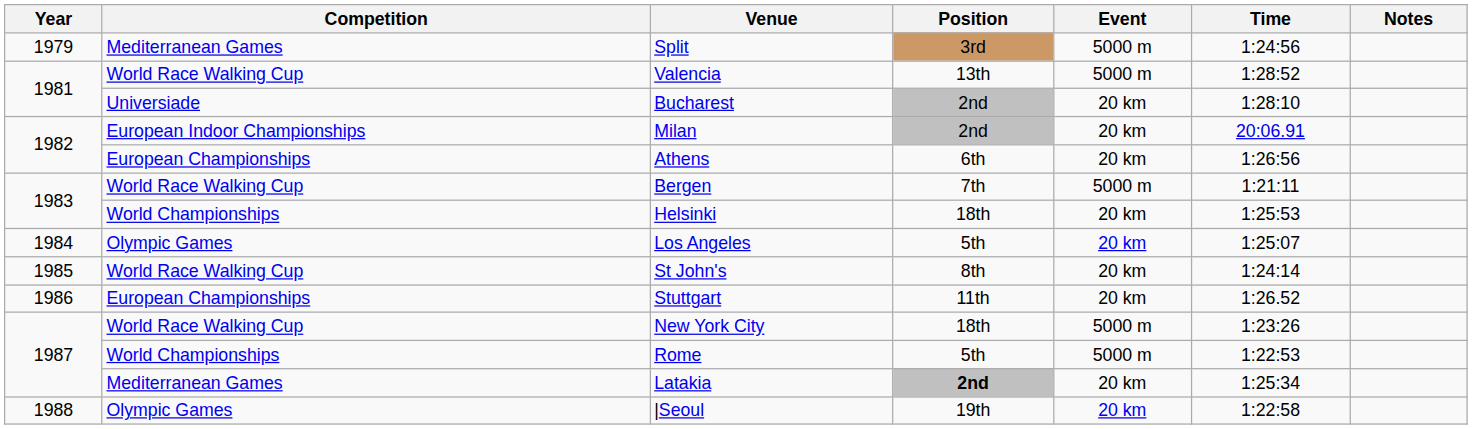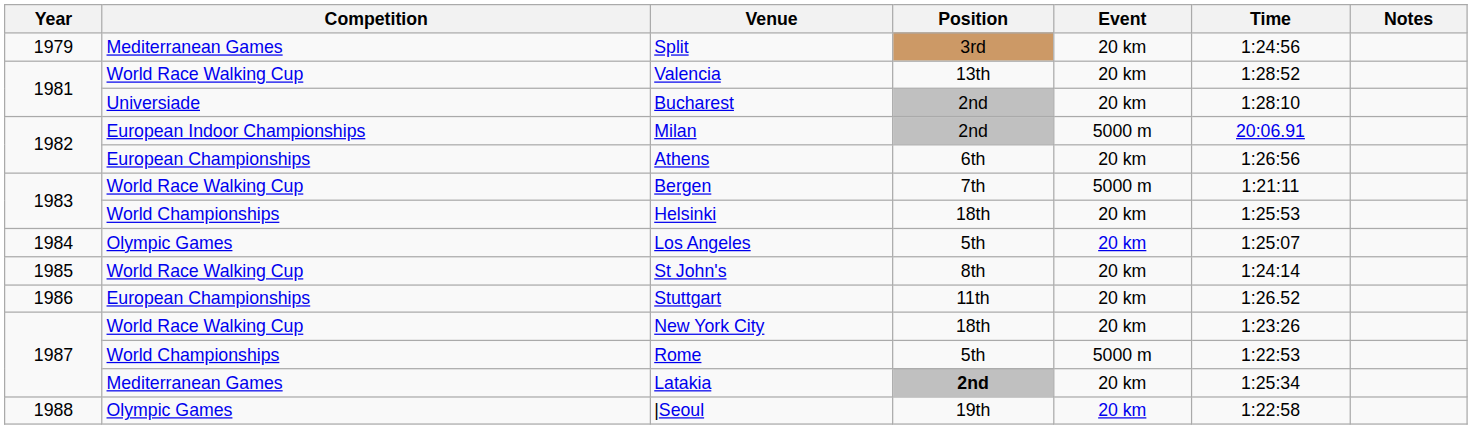(1122, 47) 5000 m -> (1122, 47) 20 km
(1122, 75) 5000 m -> (1122, 75) 20 km
(1122, 131) 20 km -> (1122, 131) 5000 m
(1122, 327) 5000 m -> (1122, 327) 20 km
